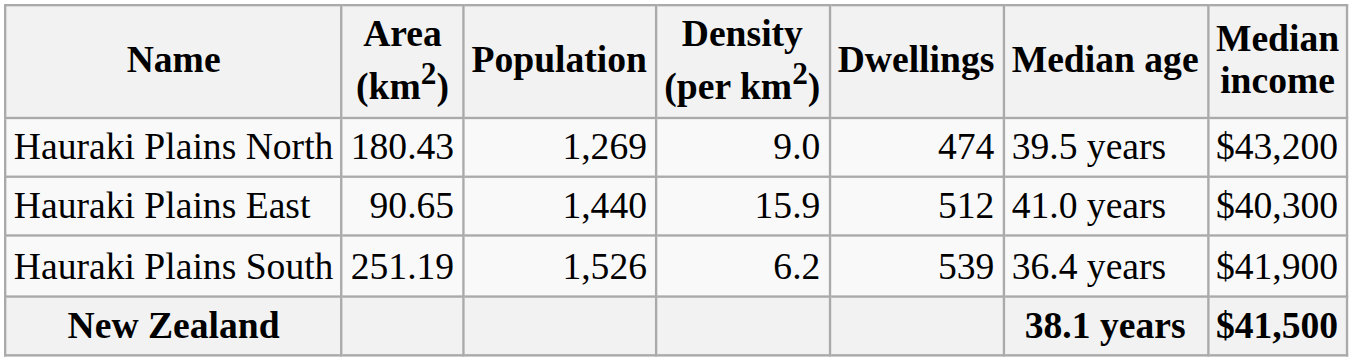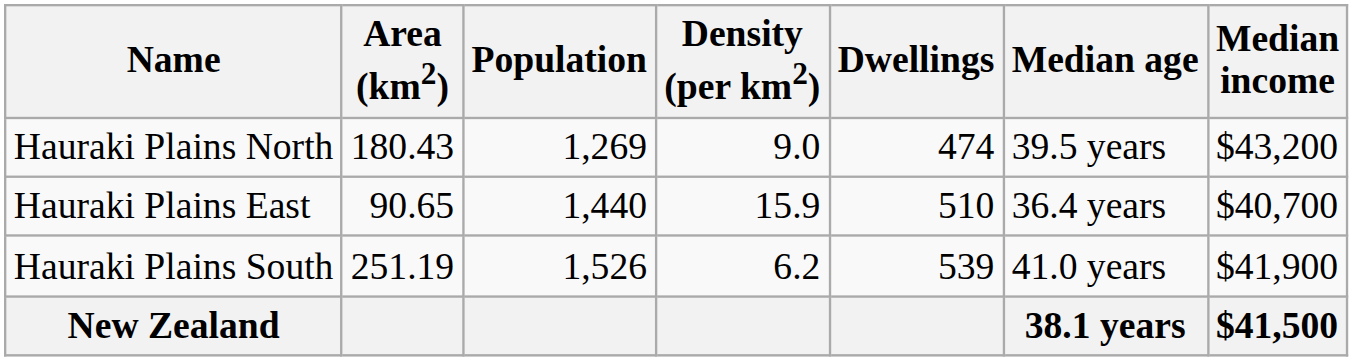(966, 206) 512 -> (966, 206) 510
(1089, 206) 41.0 years -> (1089, 206) 36.4 years
(1277, 206) $40,300 -> (1277, 206) $40,700
(1089, 265) 36.4 years -> (1089, 265) 41.0 years
